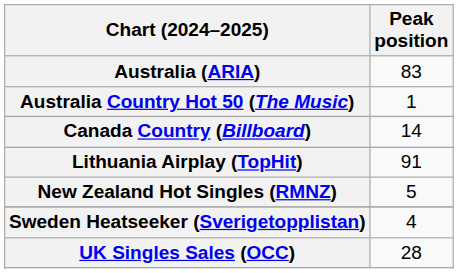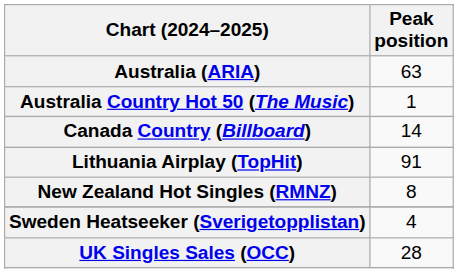(411, 71) 83 -> (411, 71) 63
(411, 191) 5 -> (411, 191) 8
